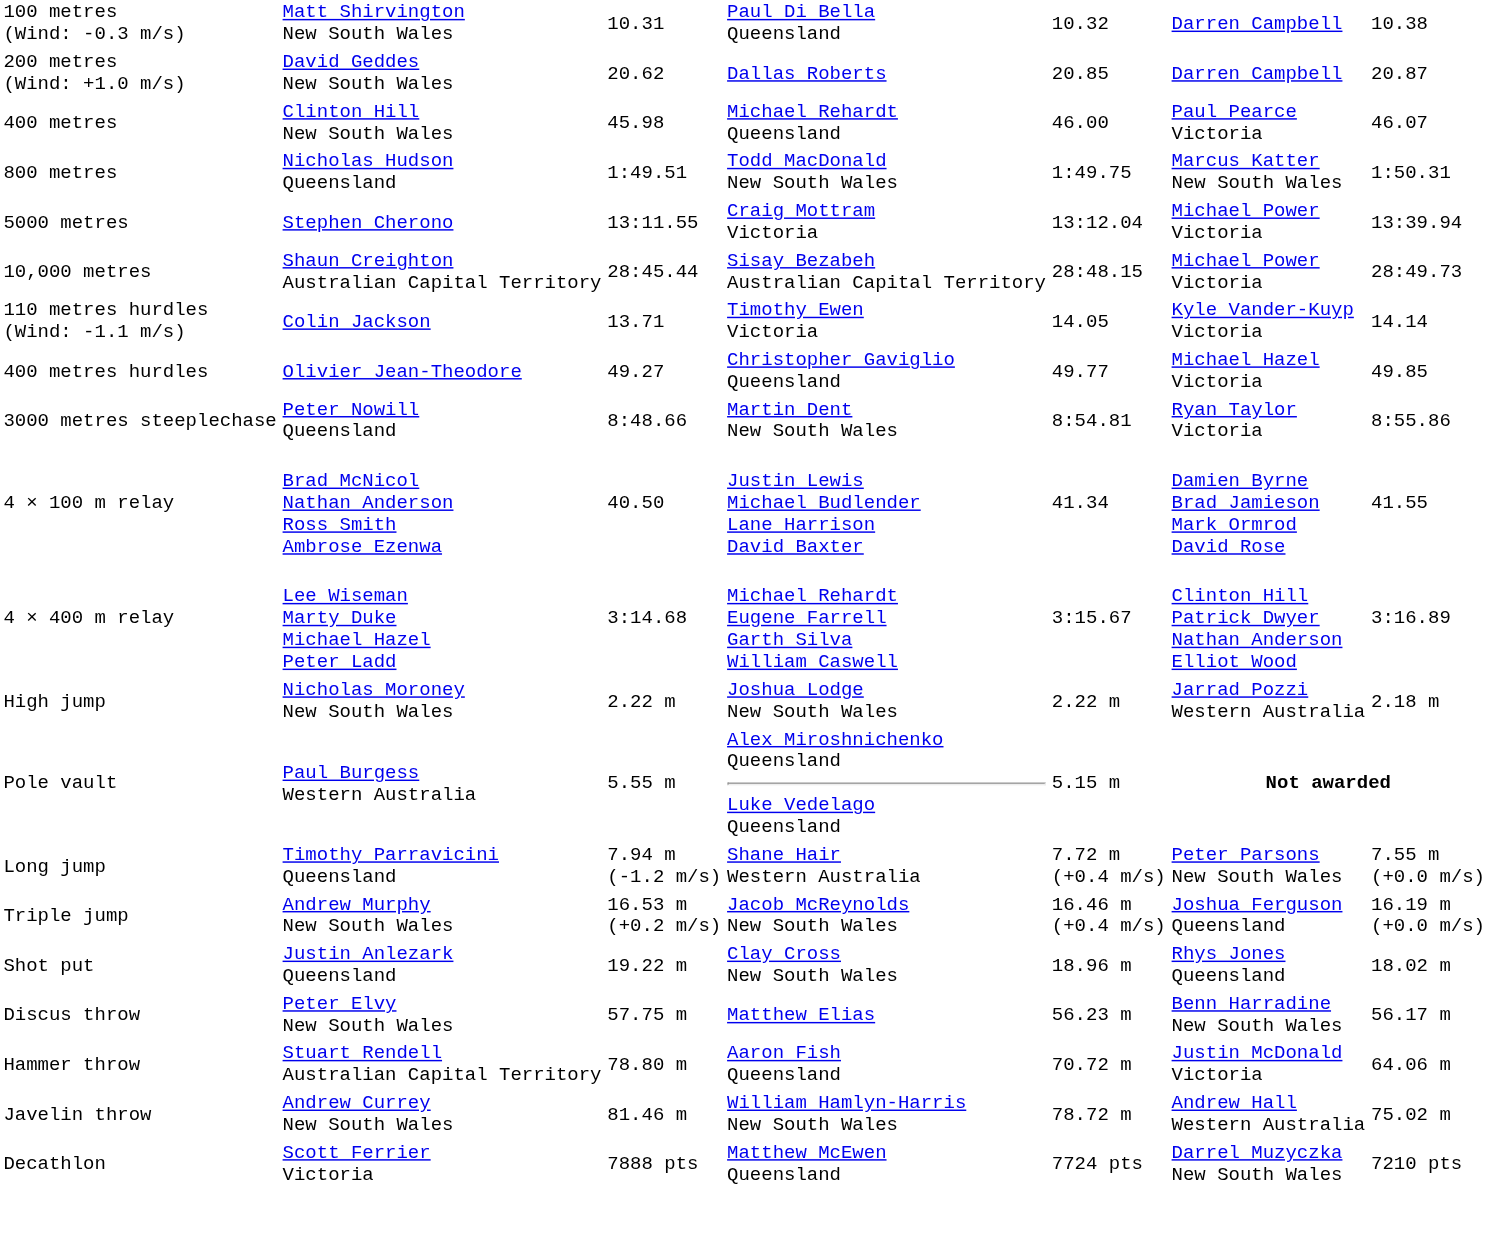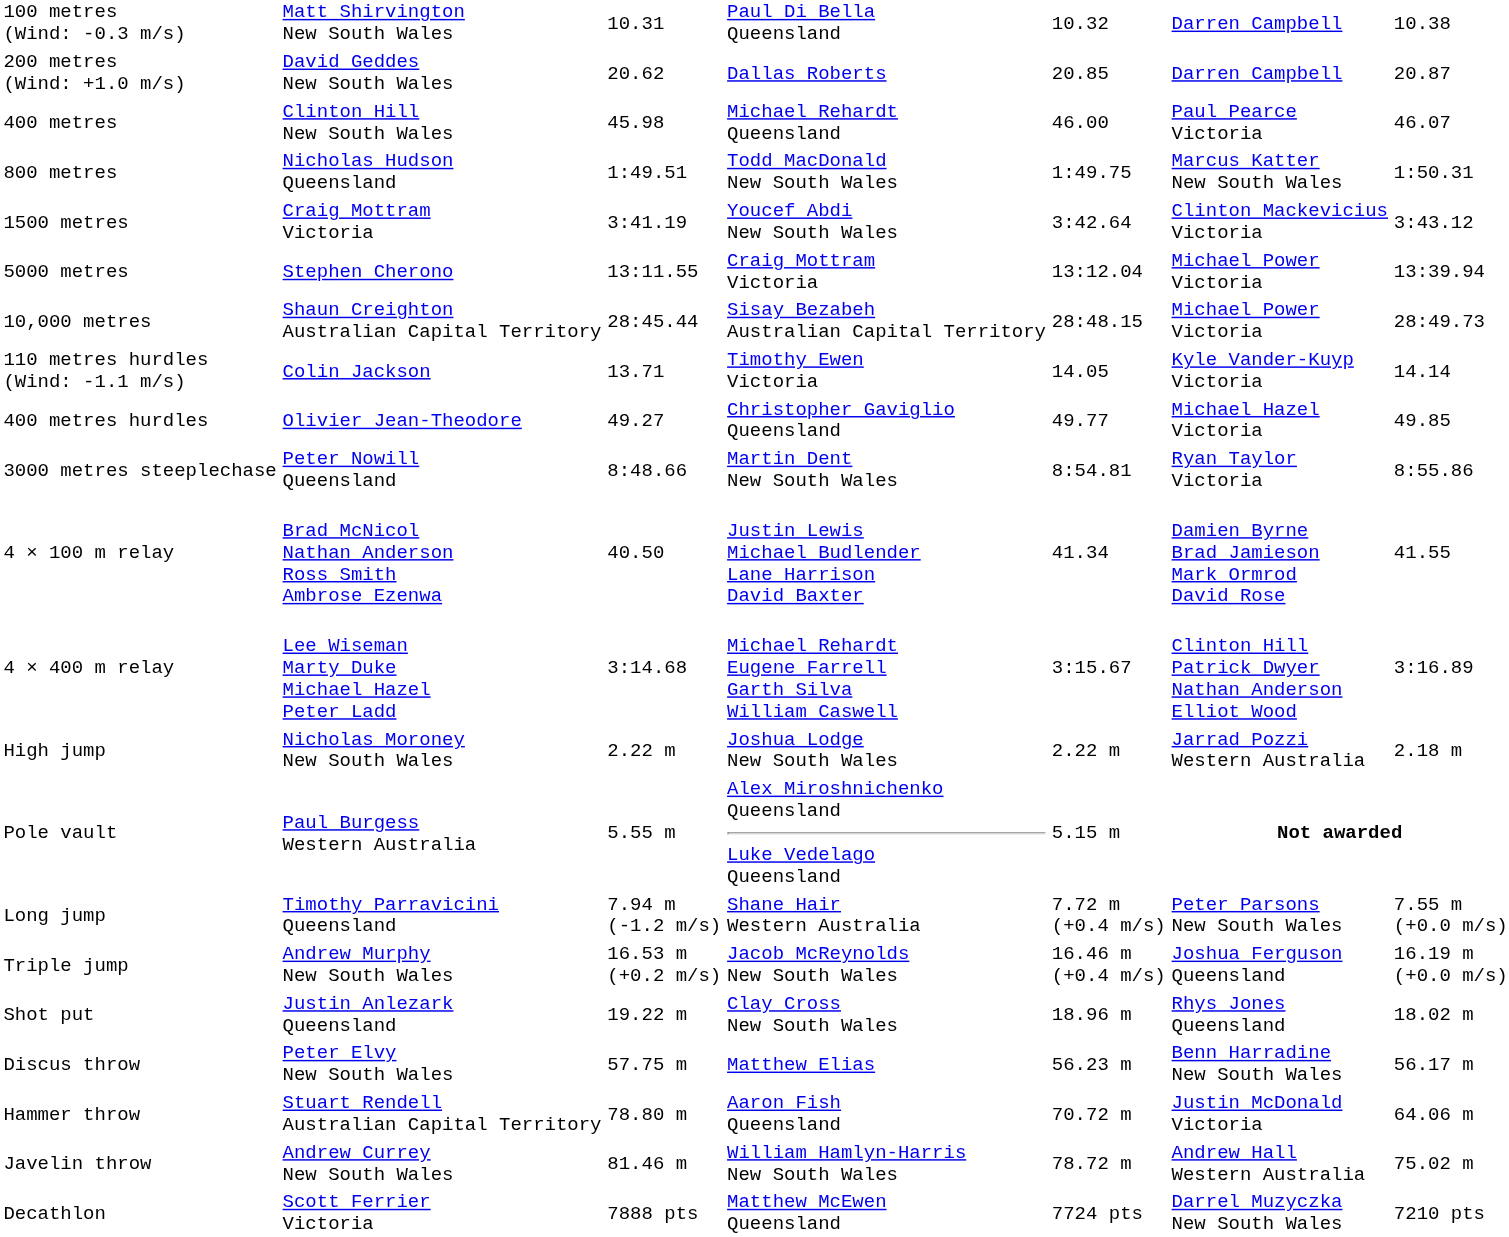+ row: (66, 222)
